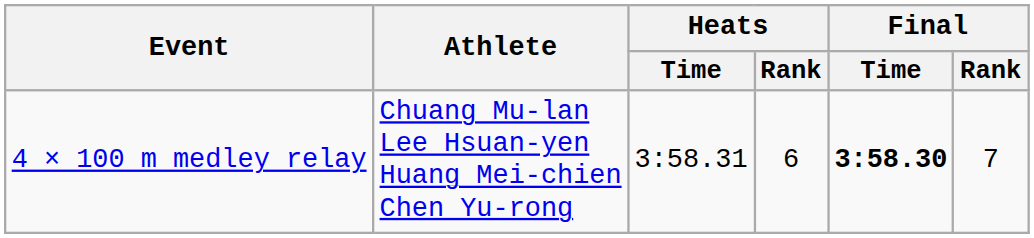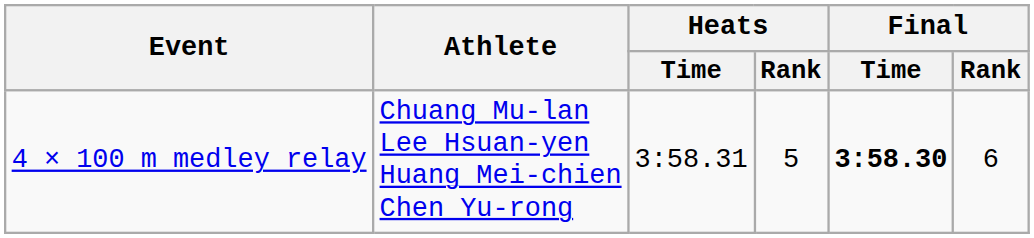(791, 161) 6 -> (791, 161) 5
(991, 161) 7 -> (991, 161) 6
